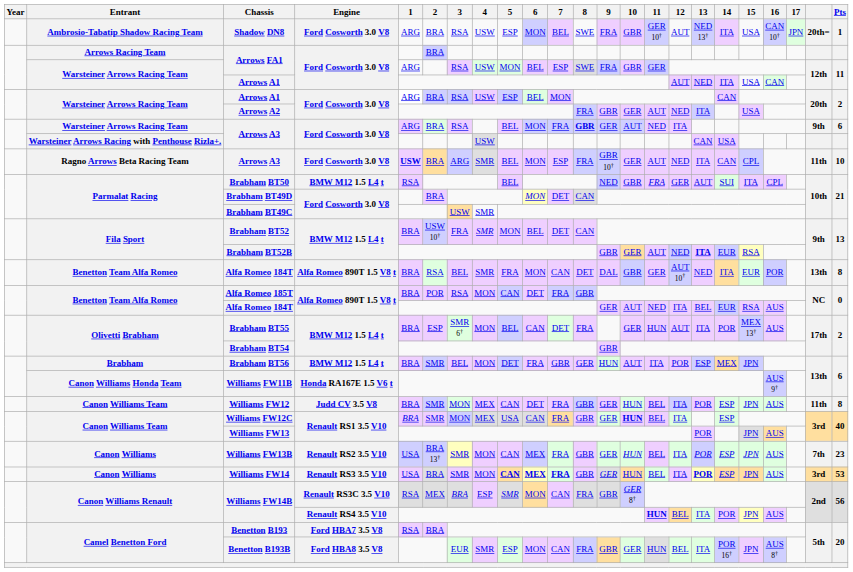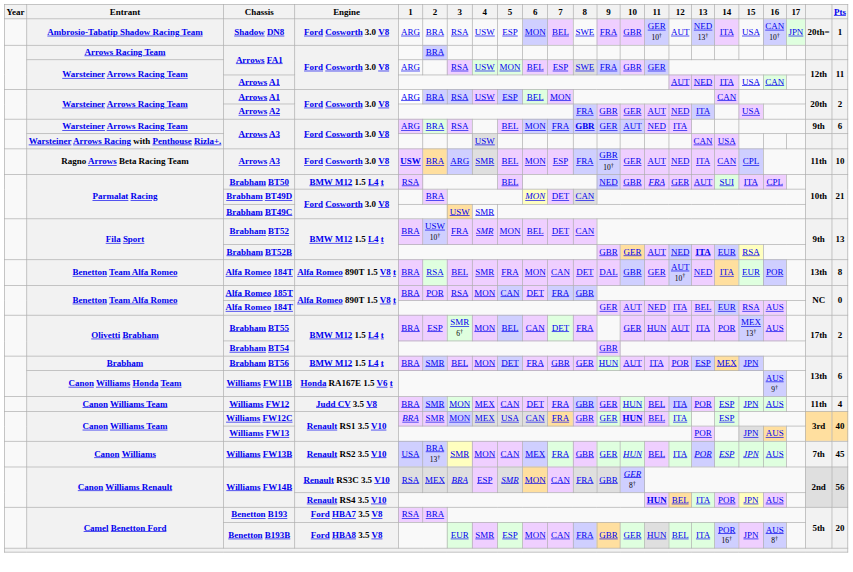(840, 403) 8 -> (840, 403) 4
(840, 453) 23 -> (840, 453) 45
- row: (125, 473)
